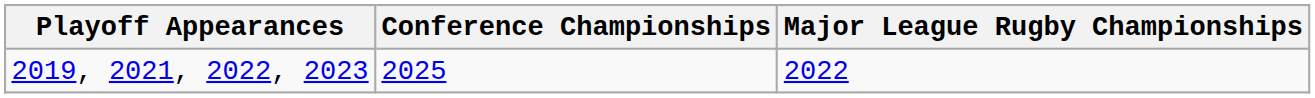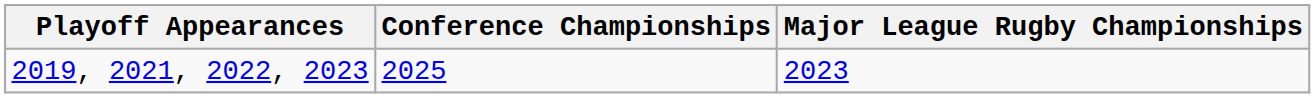(816, 71) 2022 -> (816, 71) 2023
